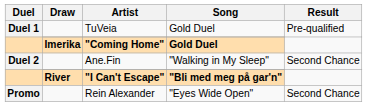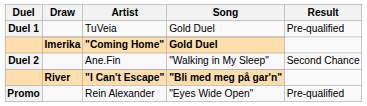(323, 93) Second Chance -> (315, 93) Pre-qualified
